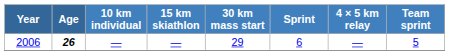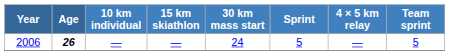(238, 42) 29 -> (238, 42) 24
(299, 42) 6 -> (299, 42) 5
